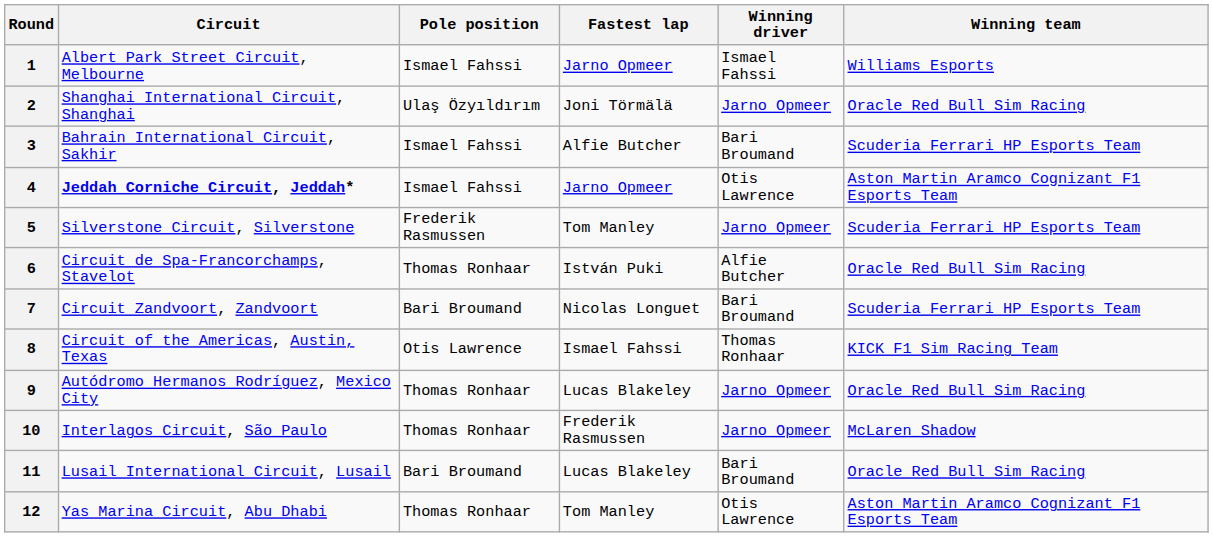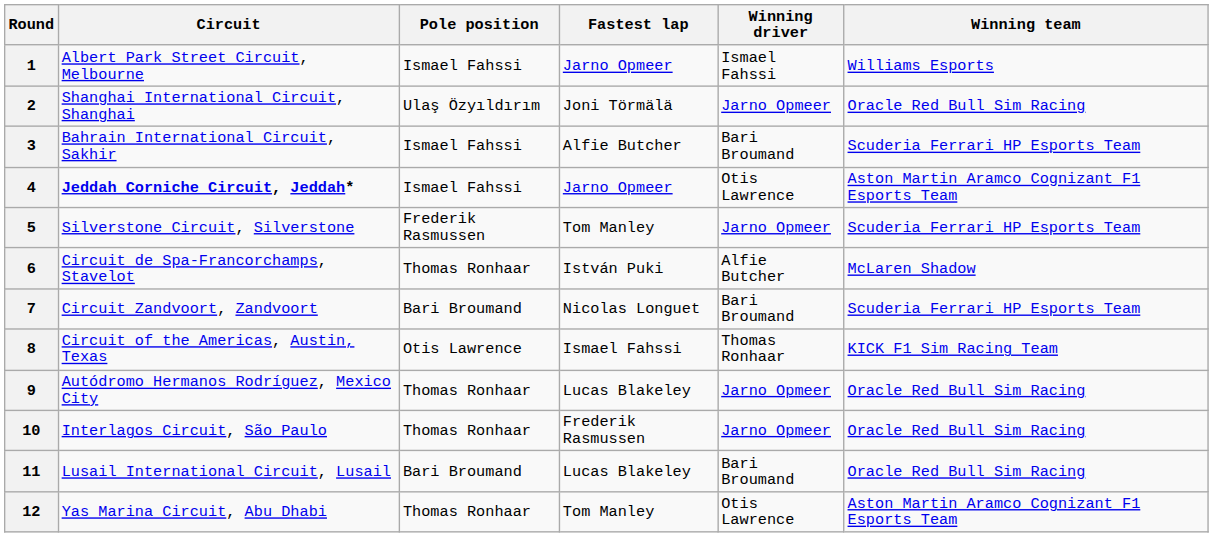(966, 269) Oracle Red Bull Sim Racing -> (912, 269) McLaren Shadow
(912, 431) McLaren Shadow -> (966, 431) Oracle Red Bull Sim Racing
